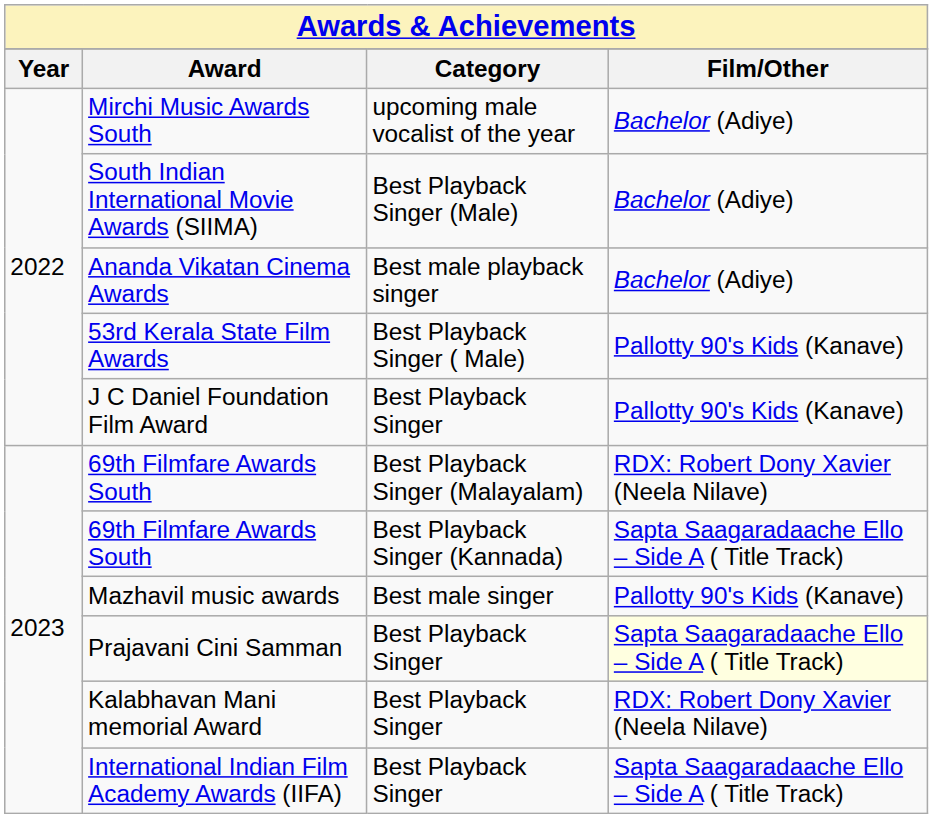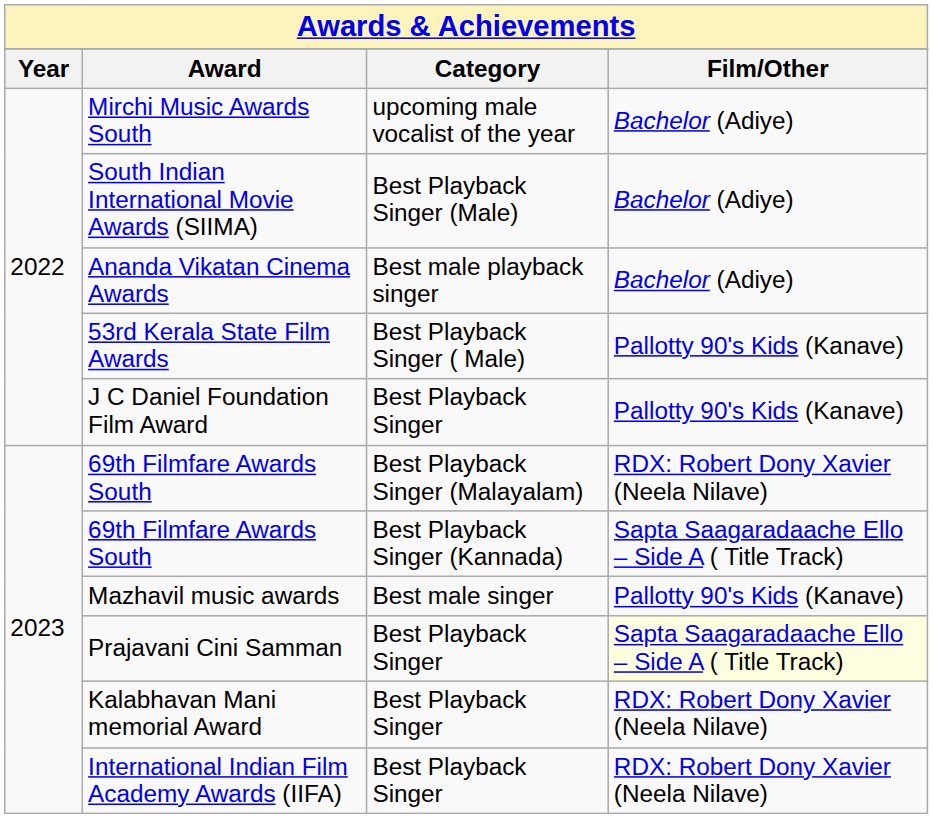(759, 779) Sapta Saagaradaache Ello – Side A ( Title Track) -> (752, 779) RDX: Robert Dony Xavier (Neela Nilave)
